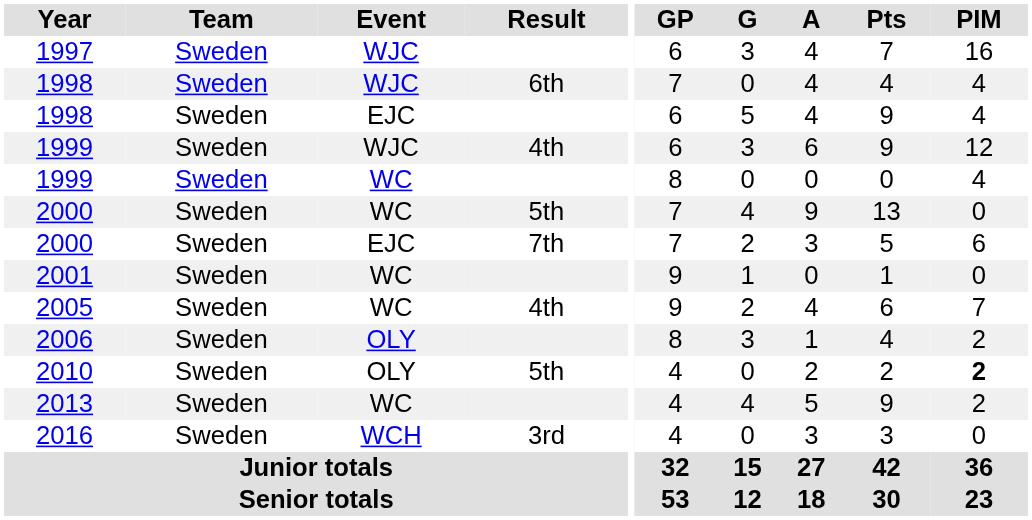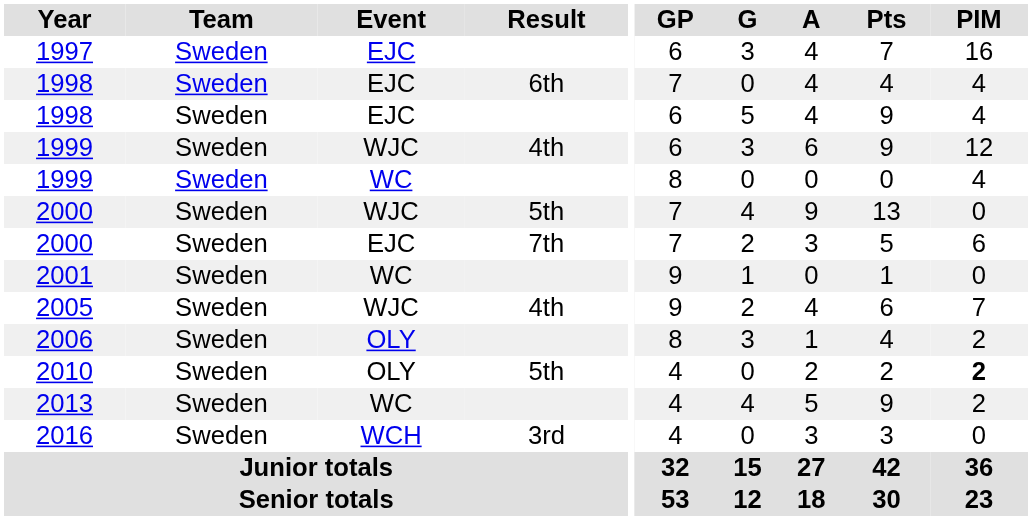(391, 51) WJC -> (391, 51) EJC
(391, 83) WJC -> (391, 83) EJC
(391, 211) WC -> (391, 211) WJC
(391, 307) WC -> (391, 307) WJC
